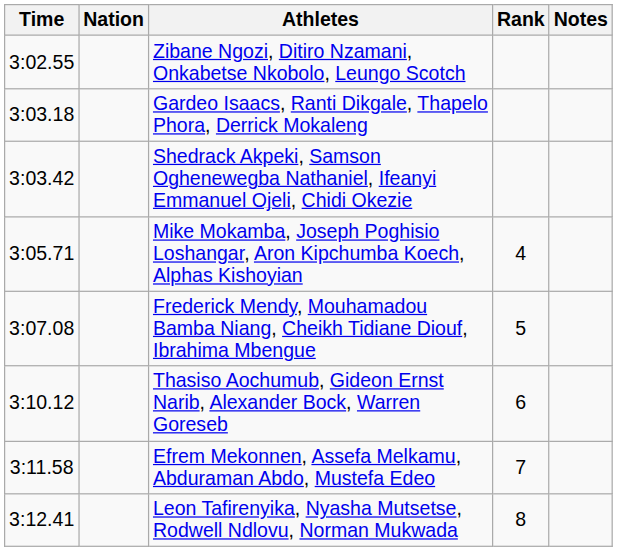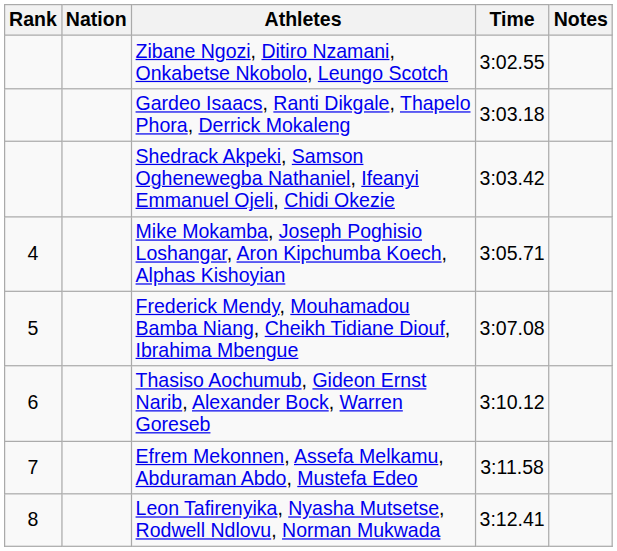columns swapped: (521, 19) <-> (42, 19)
